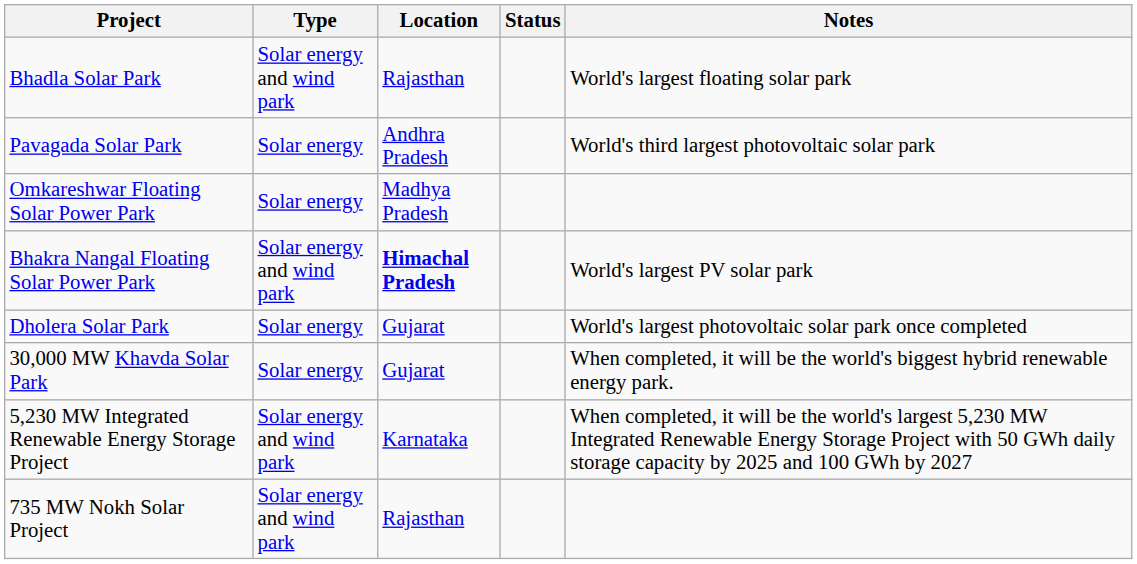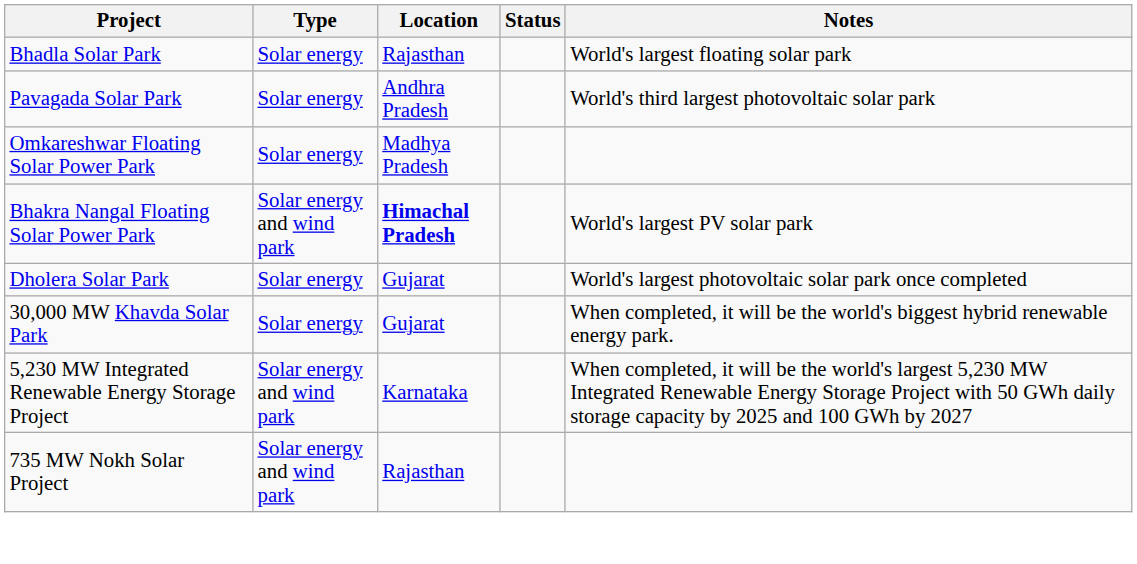(310, 77) Solar energy and wind park -> (310, 53) Solar energy
